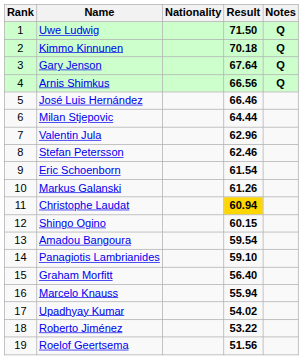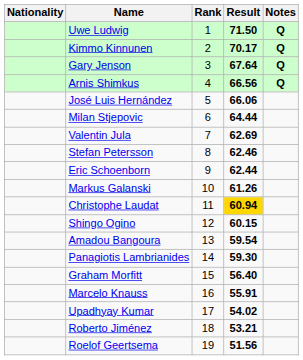columns swapped: (20, 13) <-> (193, 13)
(243, 48) 70.18 -> (243, 48) 70.17
(243, 100) 66.46 -> (243, 100) 66.06
(243, 135) 62.96 -> (243, 135) 62.69
(243, 170) 61.54 -> (243, 170) 62.44
(243, 258) 59.10 -> (243, 258) 59.30
(243, 293) 55.94 -> (243, 293) 55.91
(243, 328) 53.22 -> (243, 328) 53.21
